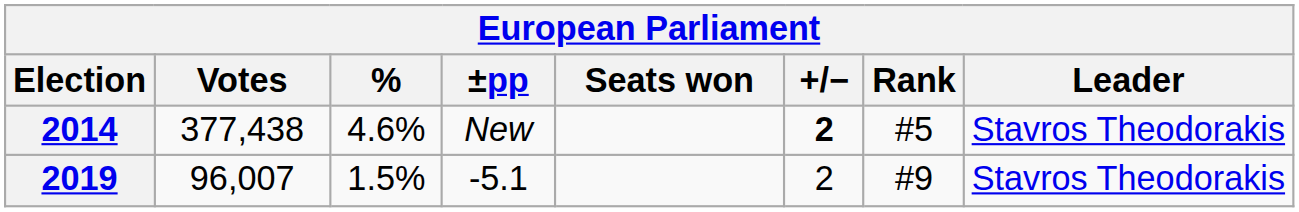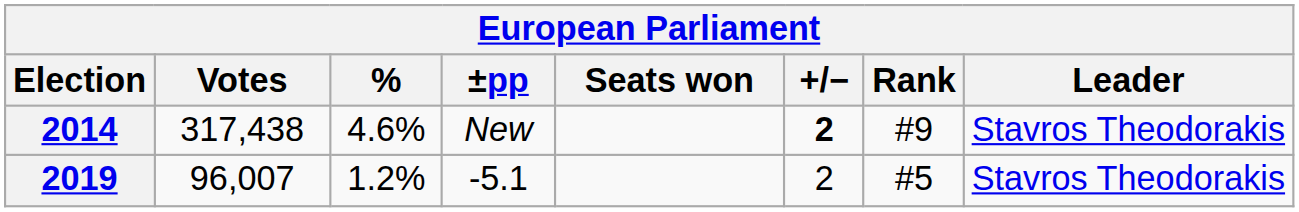(242, 129) 377,438 -> (242, 129) 317,438
(914, 129) #5 -> (914, 129) #9
(386, 179) 1.5% -> (386, 179) 1.2%
(914, 179) #9 -> (914, 179) #5
